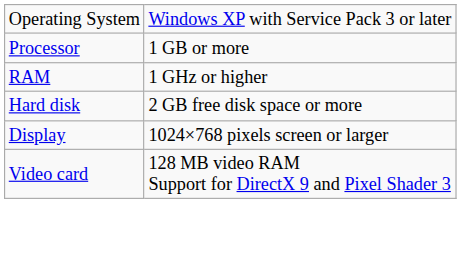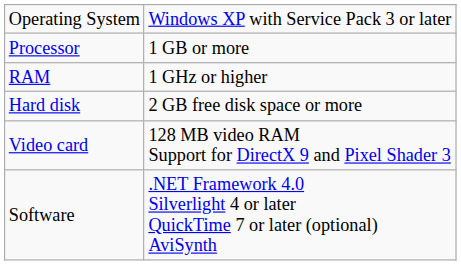- row: (37, 134)
+ row: (42, 214)
